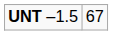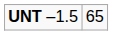(95, 17) 67 -> (95, 17) 65
